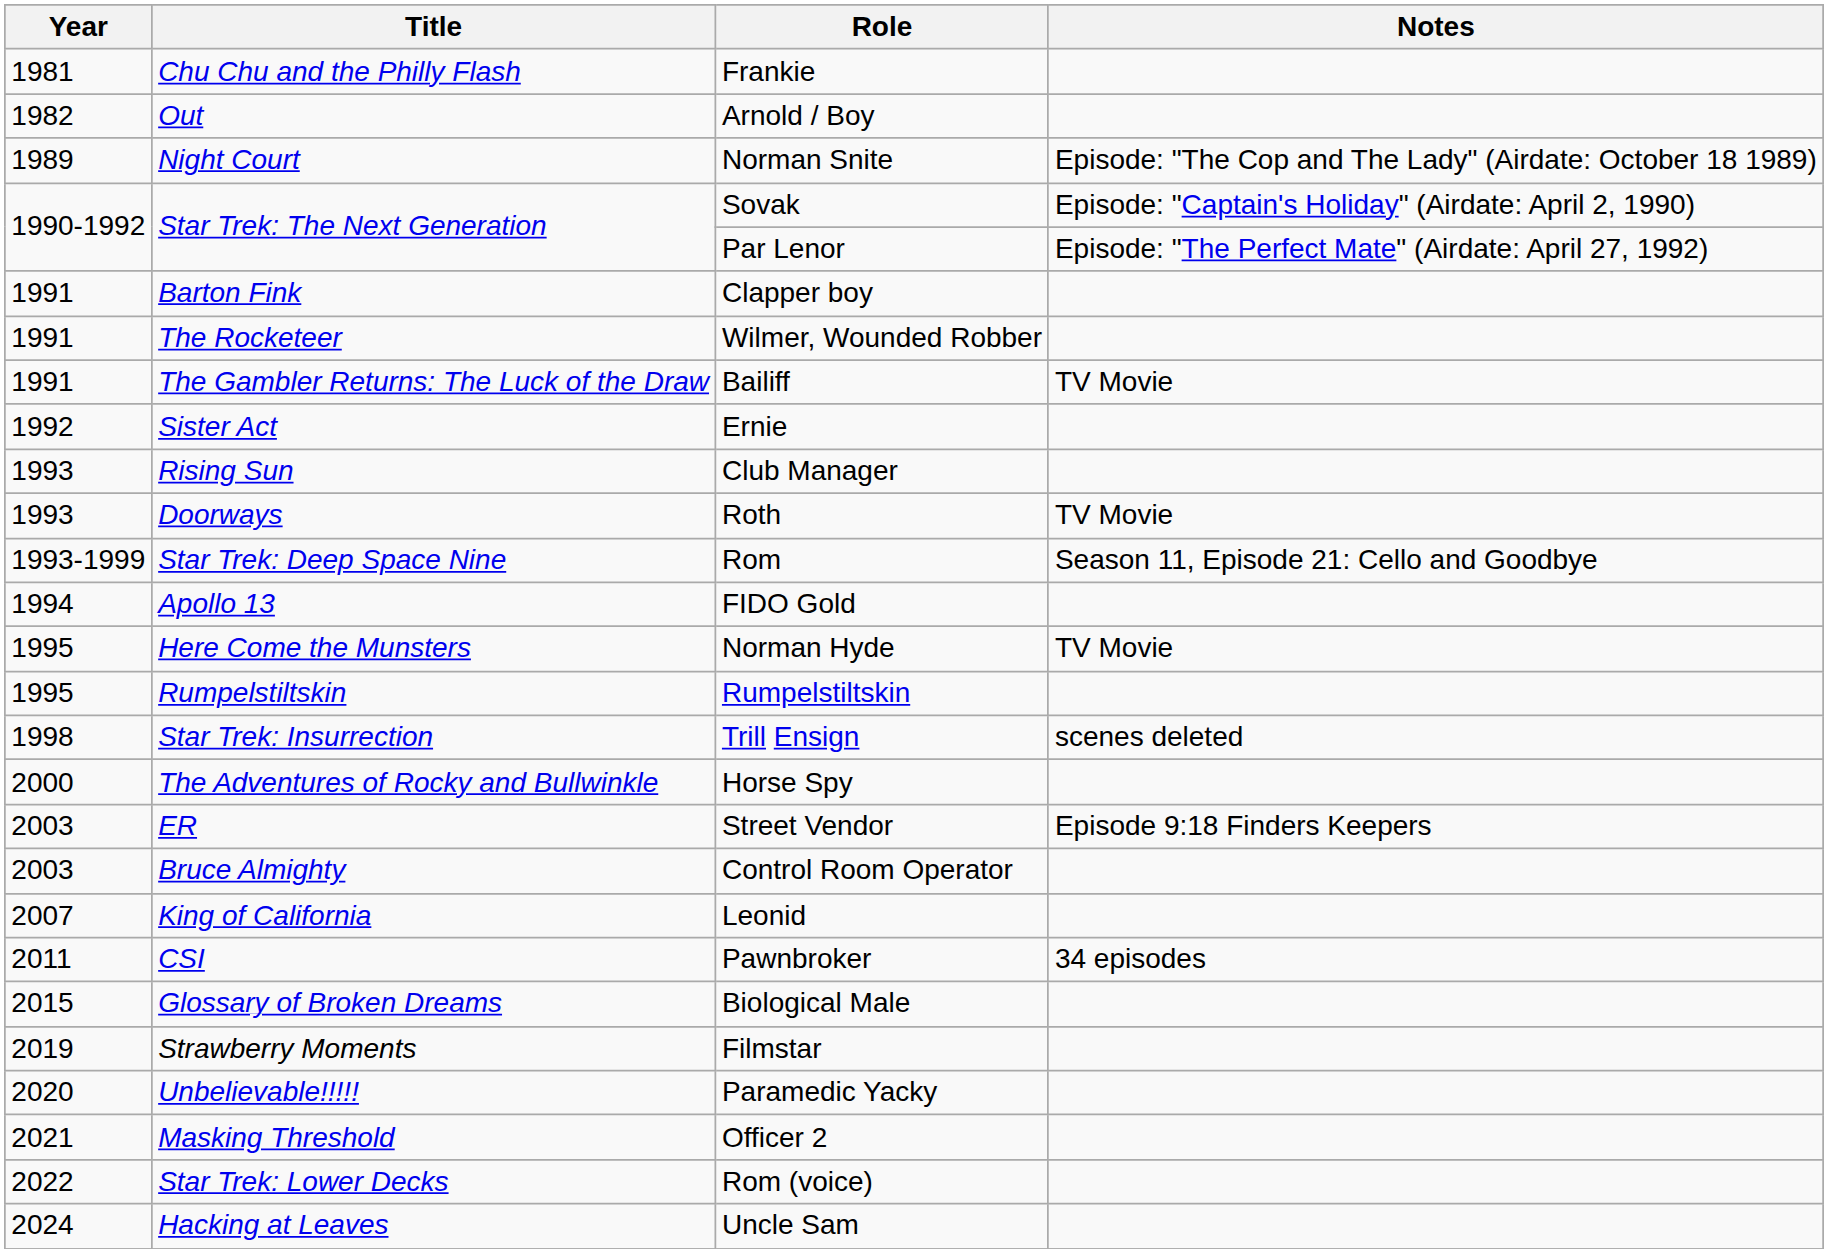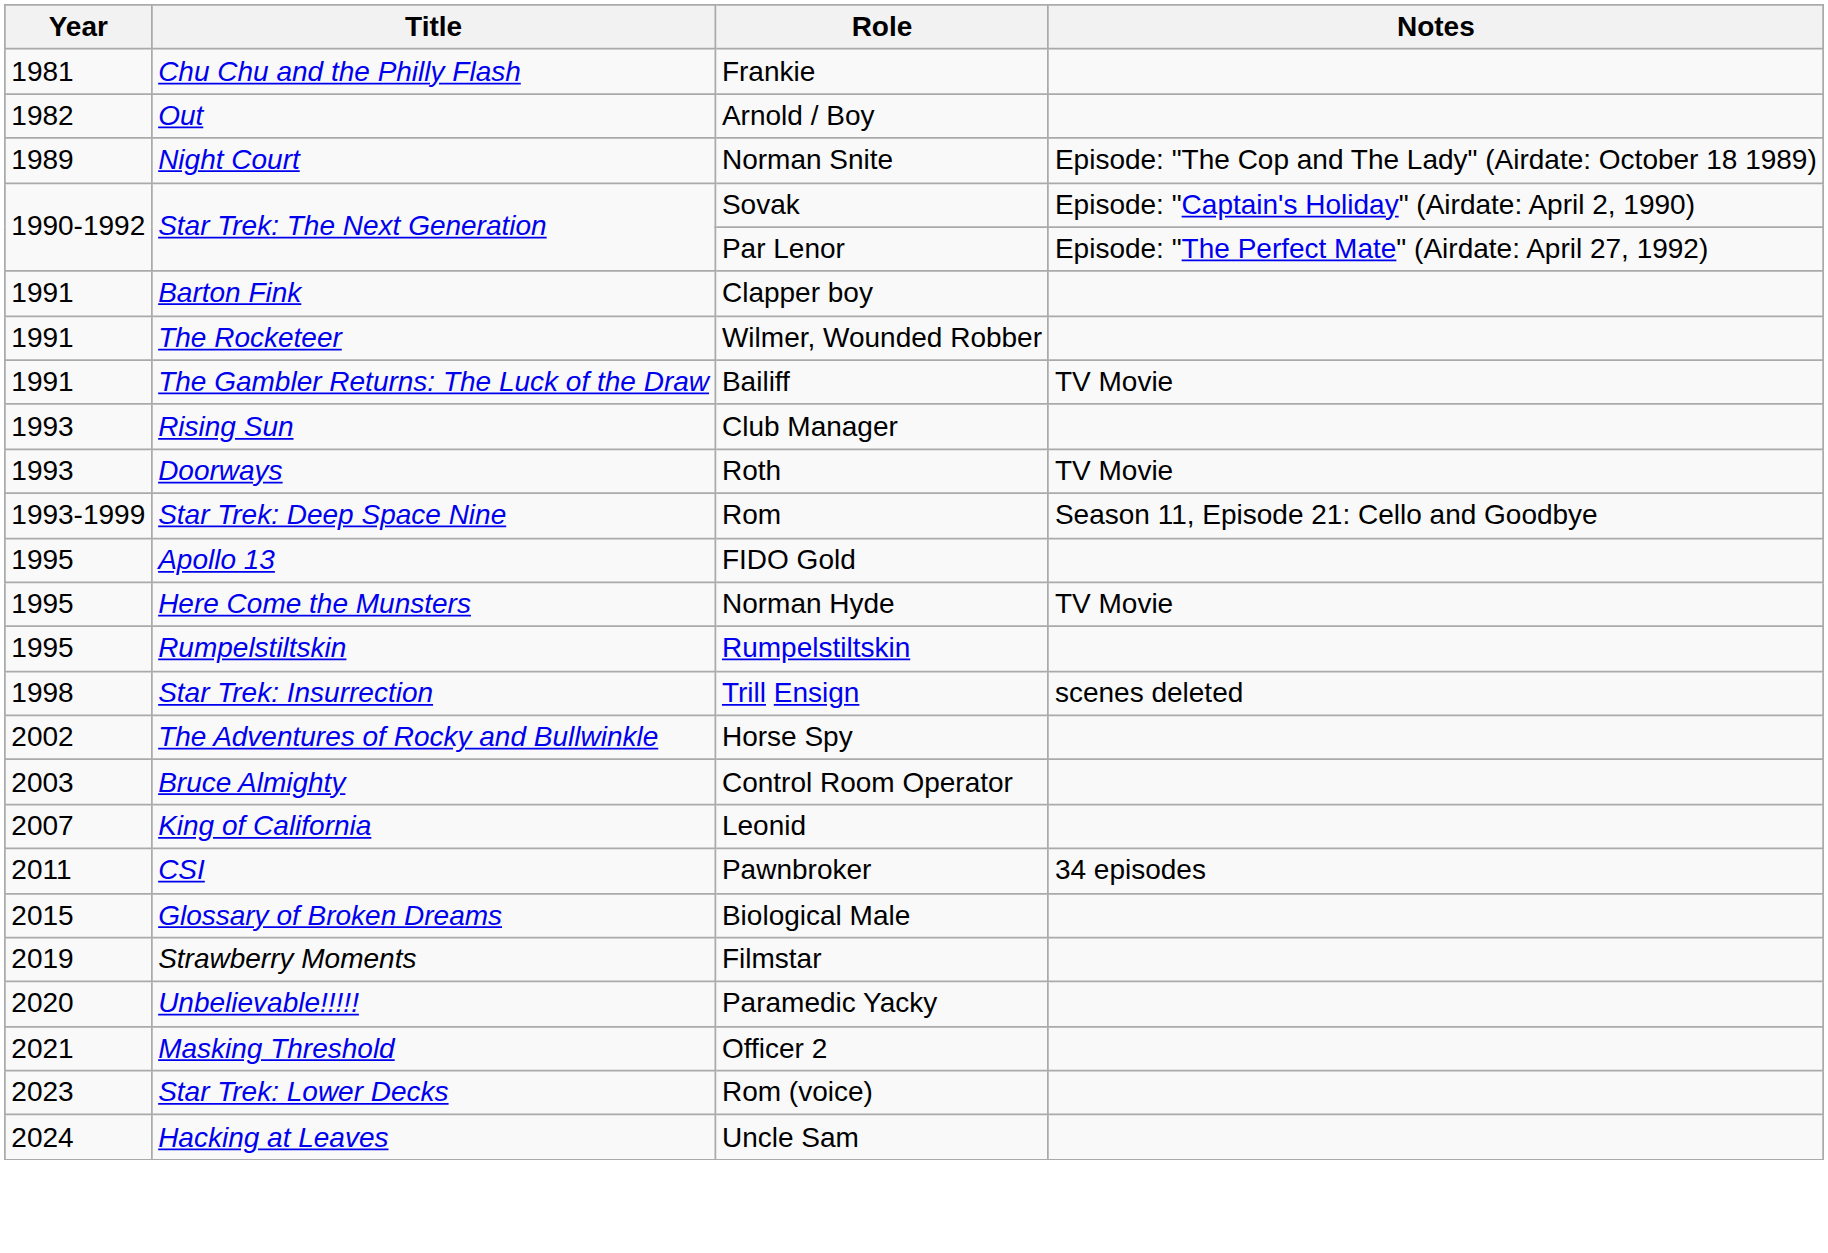- row: (755, 426)
(42, 603) 1994 -> (42, 559) 1995
(42, 781) 2000 -> (42, 737) 2002
- row: (808, 826)
(42, 1181) 2022 -> (42, 1092) 2023
